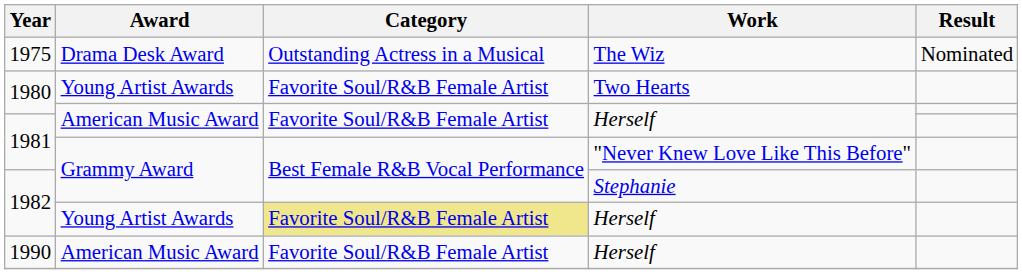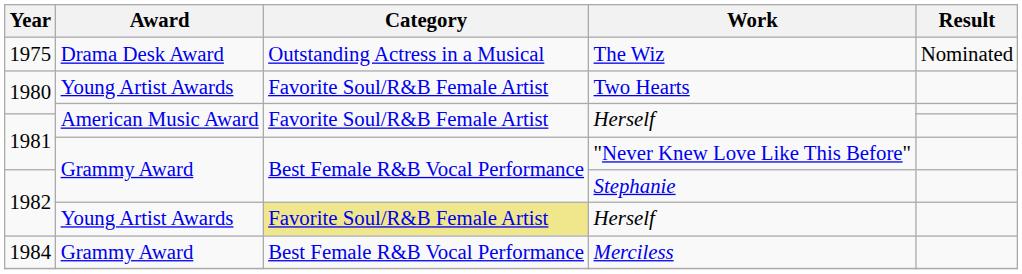+ row: (30, 251)
- row: (30, 251)
